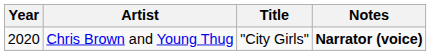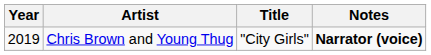(24, 38) 2020 -> (24, 38) 2019
